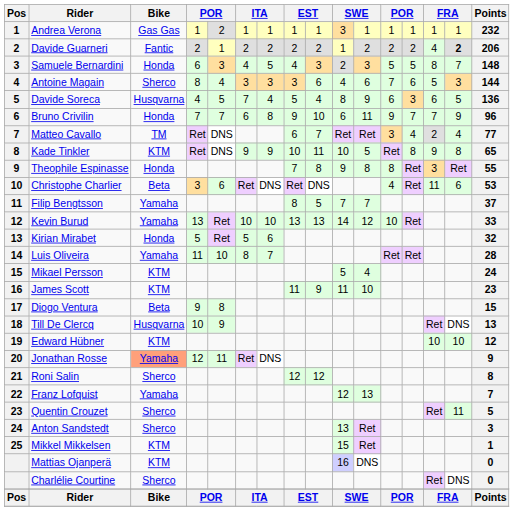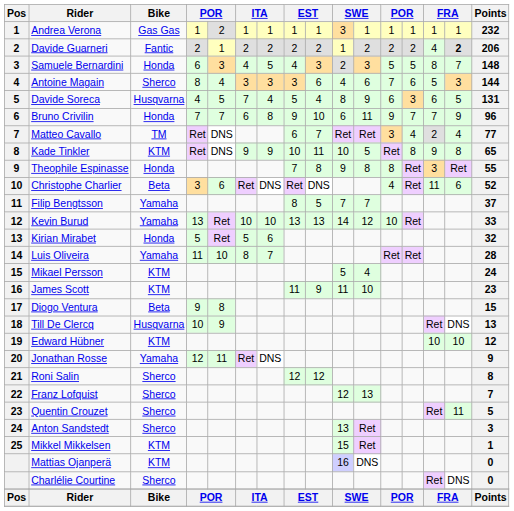(491, 99) 136 -> (491, 99) 131
(491, 186) 53 -> (491, 186) 52
(159, 359) lightsalmon background -> (159, 359) no background
(159, 393) Yamaha -> (159, 393) Sherco
